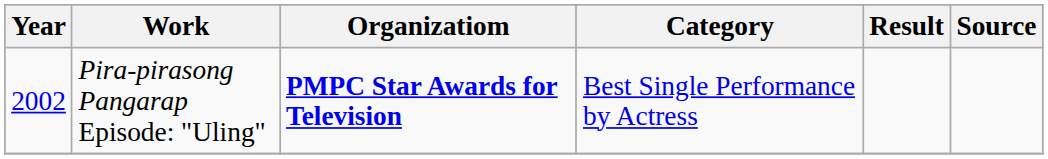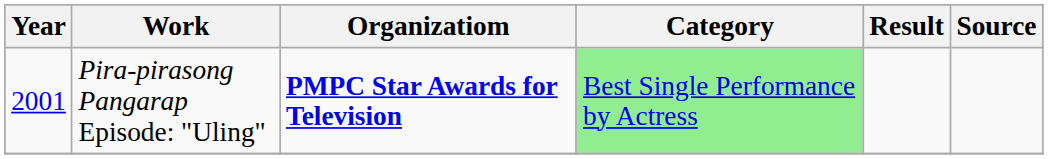(39, 100) 2002 -> (39, 100) 2001
(719, 100) no background -> (719, 100) lightgreen background
